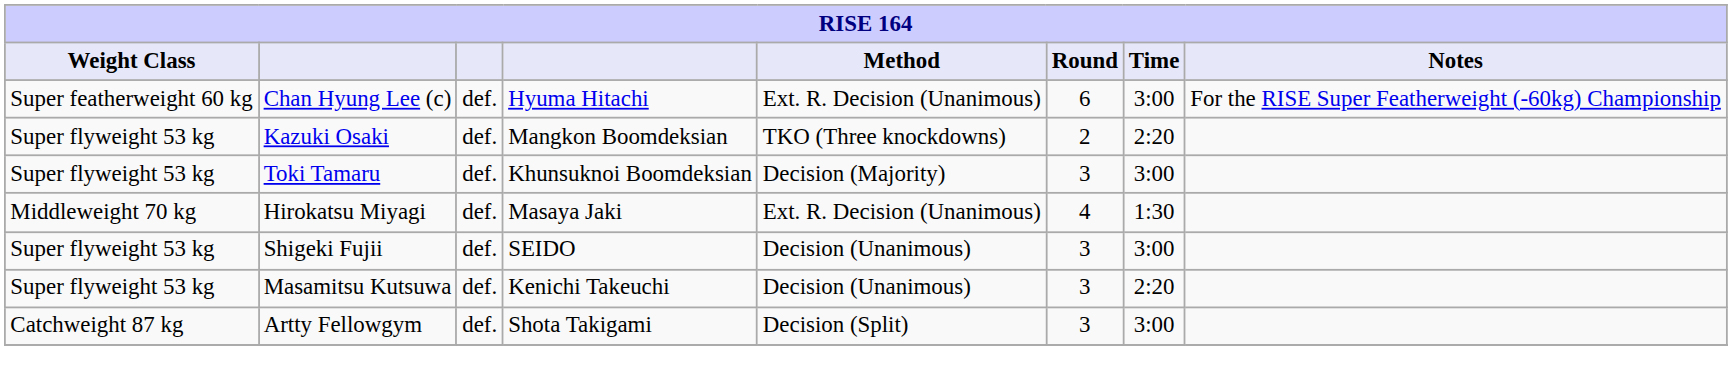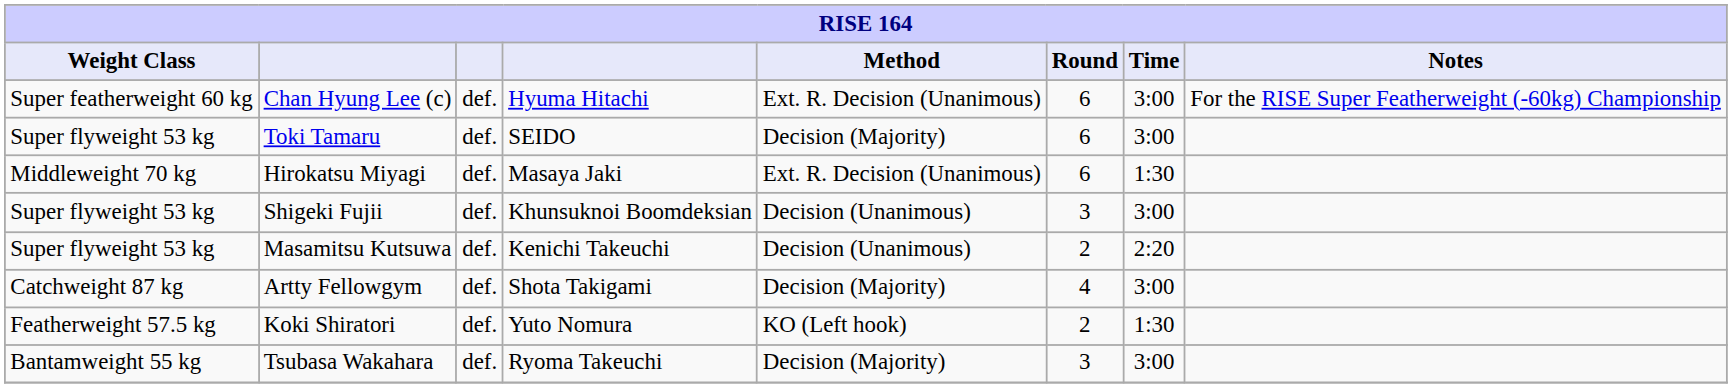- row: (326, 136)
(630, 174) Khunsuknoi Boomdeksian -> (542, 136) SEIDO
(1085, 174) 3 -> (1085, 136) 6
(1085, 211) 4 -> (1085, 174) 6
(542, 249) SEIDO -> (630, 211) Khunsuknoi Boomdeksian
(1085, 287) 3 -> (1085, 249) 2
(836, 325) Decision (Split) -> (854, 287) Decision (Majority)
(1085, 325) 3 -> (1085, 287) 4
+ row: (329, 325)
+ row: (349, 362)
